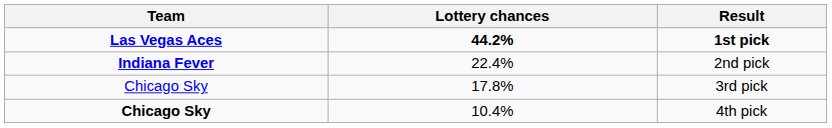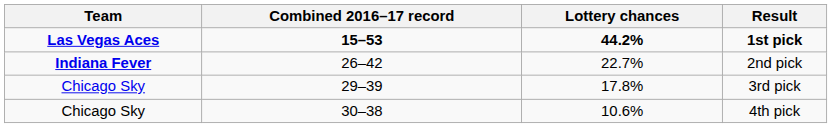+ column: (362, 16)
(492, 63) 22.4% -> (622, 63) 22.7%
(166, 110) bold -> (103, 110) normal
(492, 110) 10.4% -> (622, 110) 10.6%
